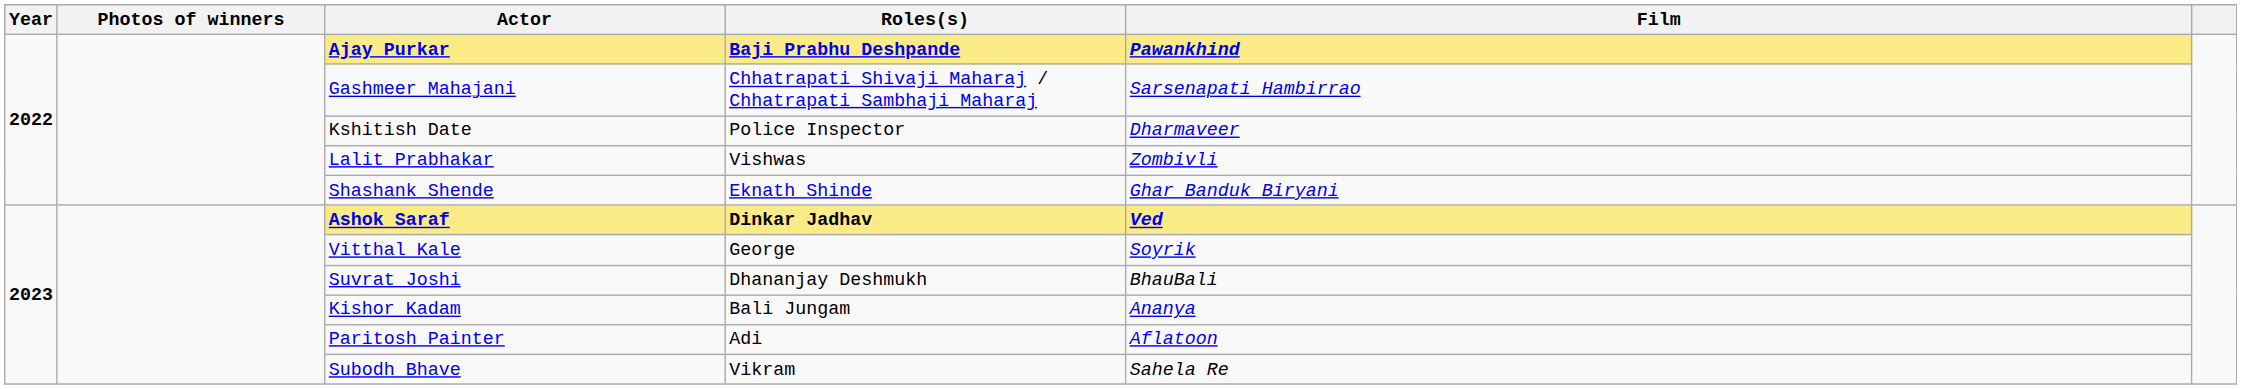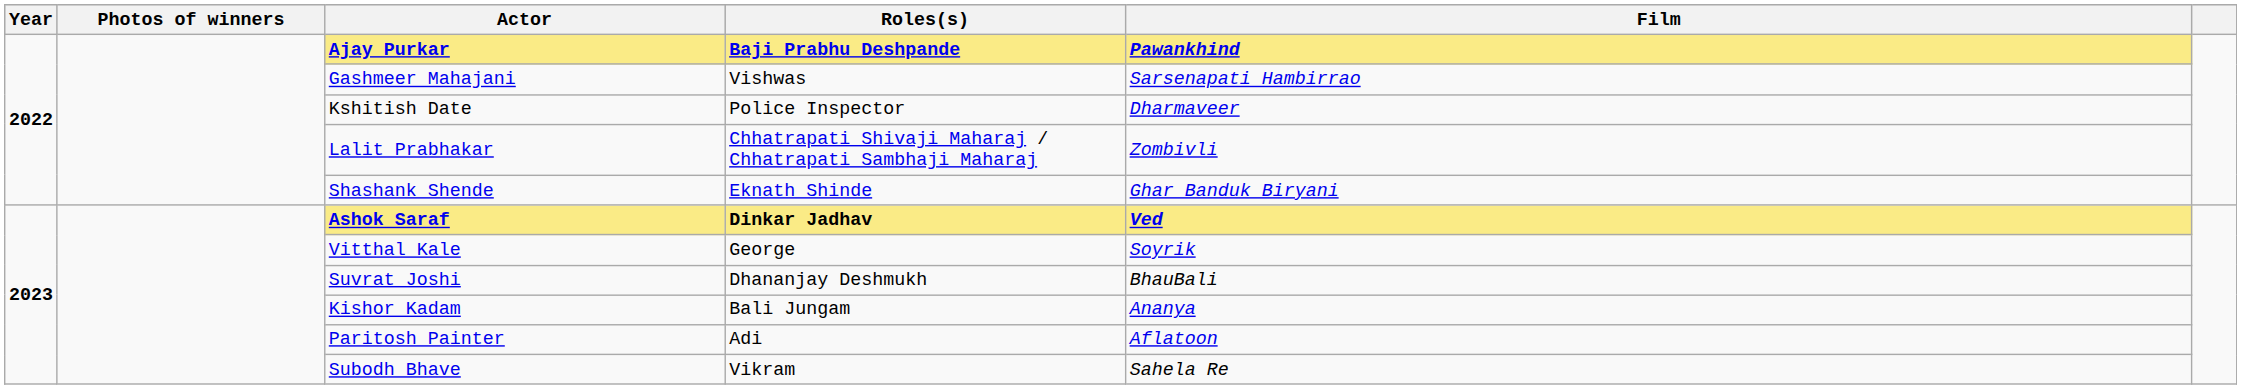(889, 90) Chhatrapati Shivaji Maharaj / Chhatrapati Sambhaji Maharaj -> (768, 79) Vishwas
(768, 160) Vishwas -> (889, 150) Chhatrapati Shivaji Maharaj / Chhatrapati Sambhaji Maharaj
